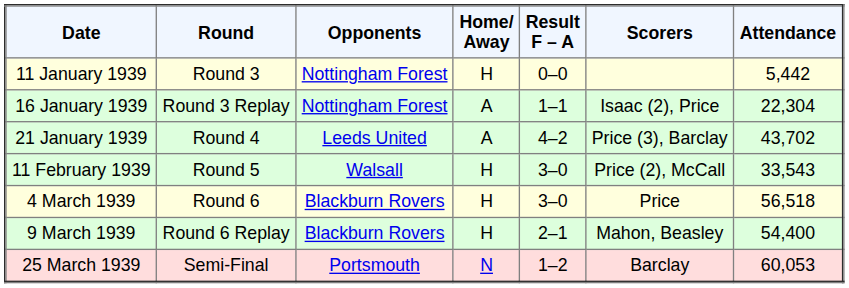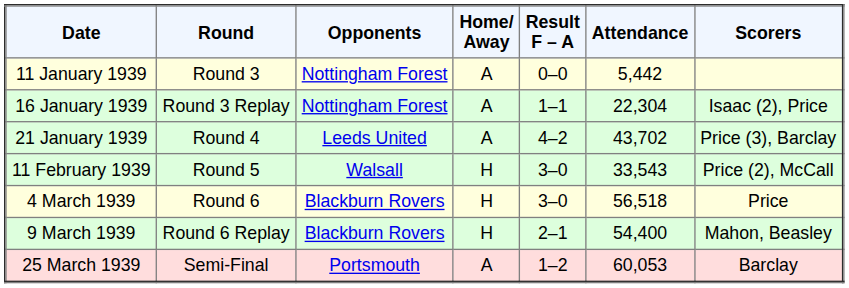columns swapped: (660, 32) <-> (788, 32)
(487, 74) H -> (487, 74) A
(487, 265) N -> (487, 265) A
